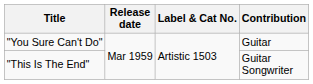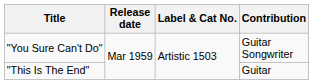(256, 42) Guitar -> (267, 48) Guitar Songwriter
(267, 65) Guitar Songwriter -> (256, 71) Guitar
